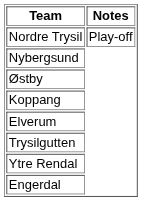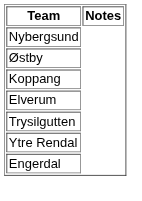- row: (46, 37)
